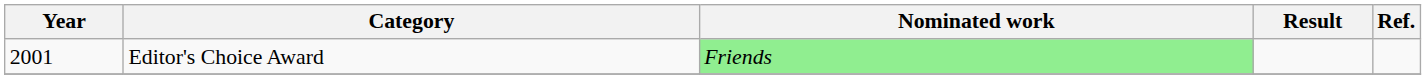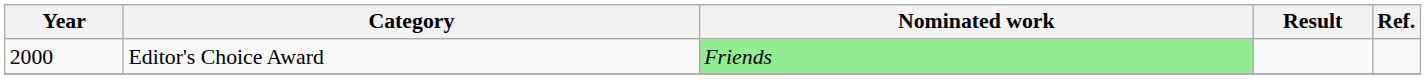(31, 56) 2001 -> (31, 56) 2000
